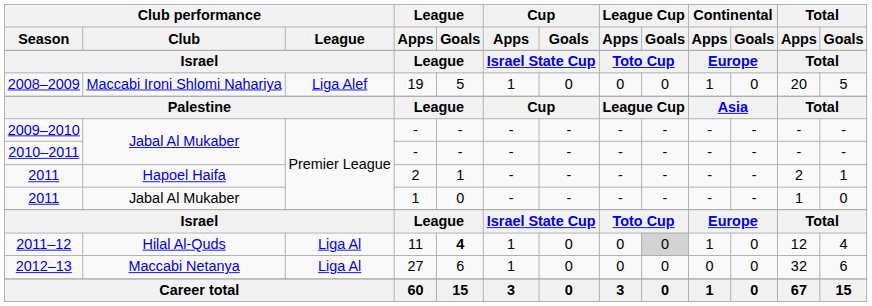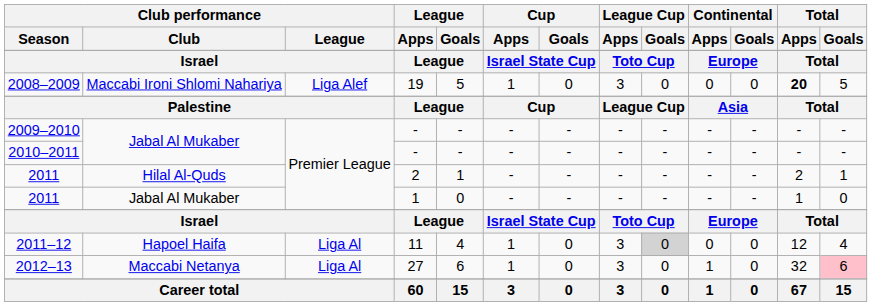(620, 84) 0 -> (620, 84) 3
(710, 84) 1 -> (710, 84) 0
(799, 84) normal -> (799, 84) bold
(184, 175) Hapoel Haifa -> (184, 175) Hilal Al-Quds
(184, 244) Hilal Al-Quds -> (184, 244) Hapoel Haifa
(460, 244) bold -> (460, 244) normal
(620, 244) 0 -> (620, 244) 3
(710, 244) 1 -> (710, 244) 0
(620, 267) 0 -> (620, 267) 3
(710, 267) 0 -> (710, 267) 1
(844, 267) no background -> (844, 267) pink background
